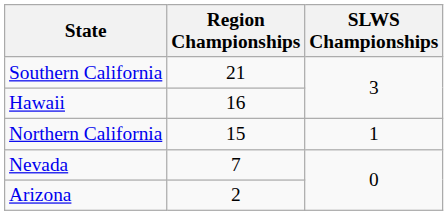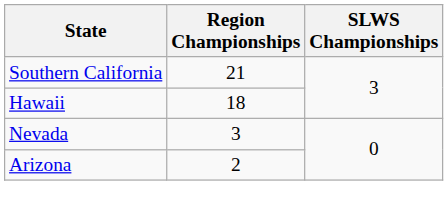(236, 103) 16 -> (236, 103) 18
- row: (86, 133)
(236, 164) 7 -> (236, 133) 3
